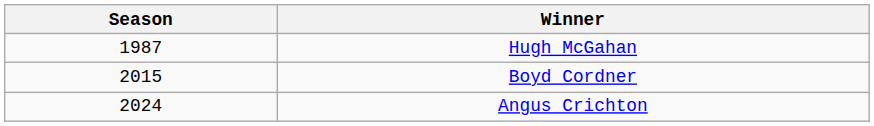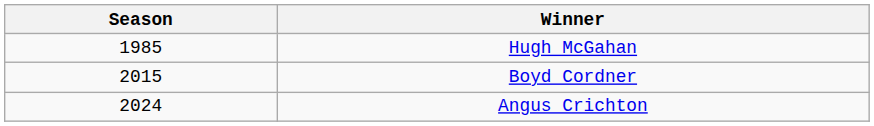(141, 48) 1987 -> (141, 48) 1985
